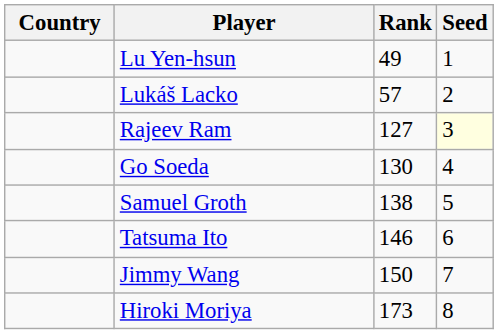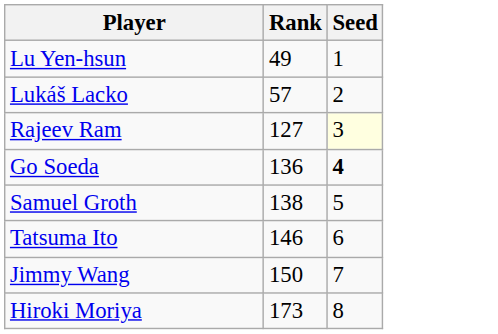- column: (60, 22)
(396, 166) 130 -> (286, 166) 136
(448, 166) normal -> (338, 166) bold
